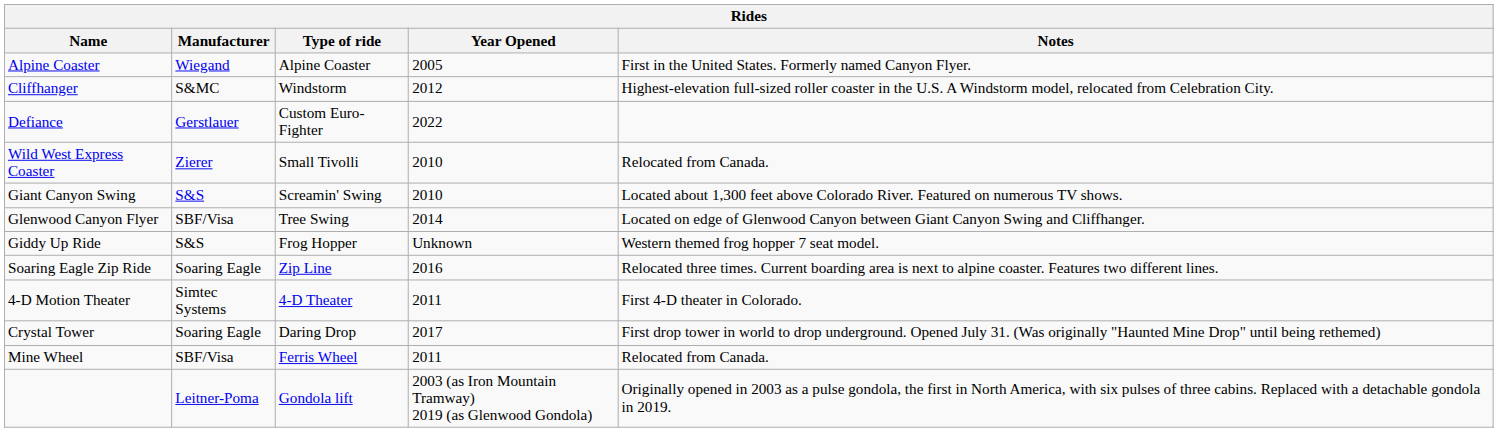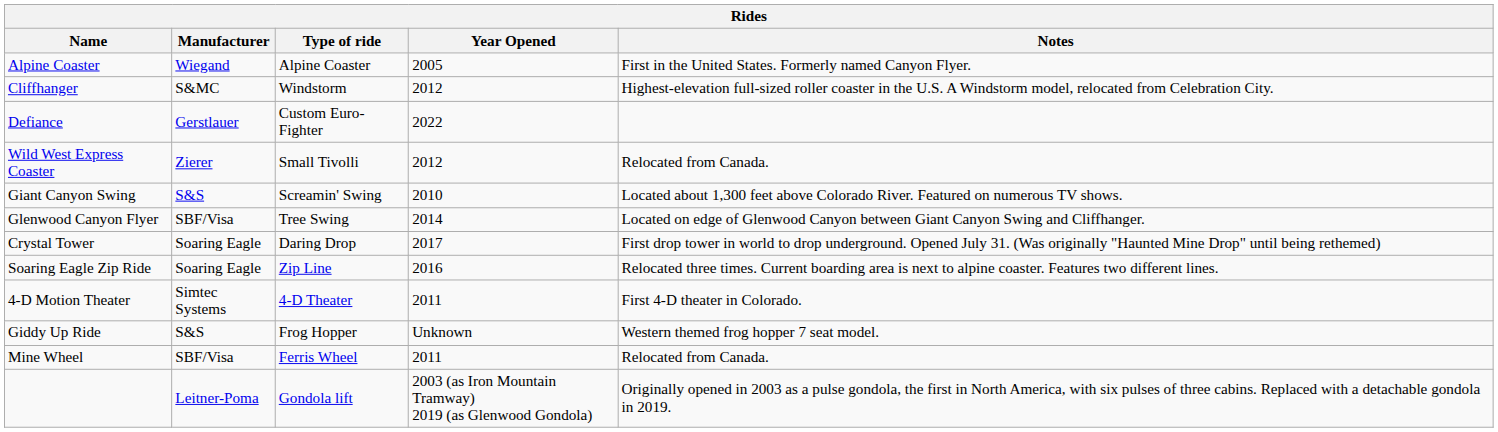(427, 162) 2010 -> (427, 162) 2012
rows swapped: (51, 333) <-> (54, 243)
